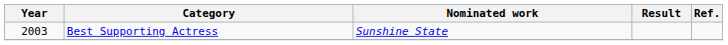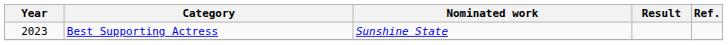(34, 31) 2003 -> (34, 31) 2023
